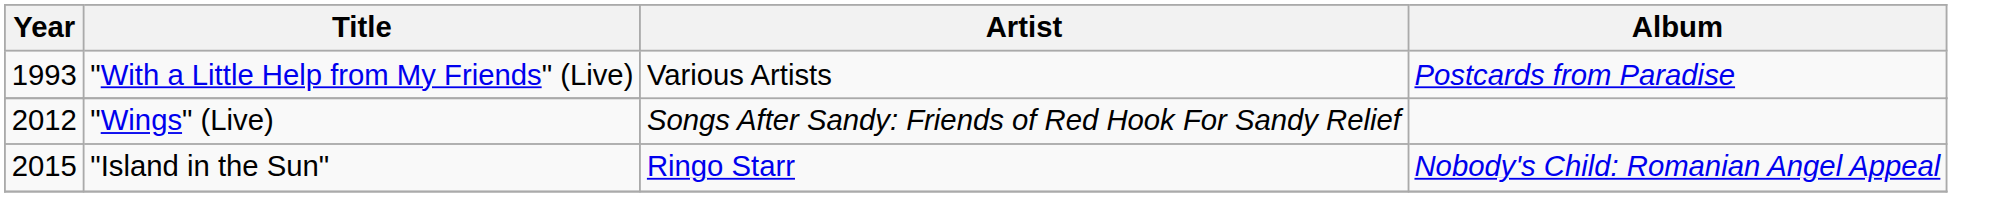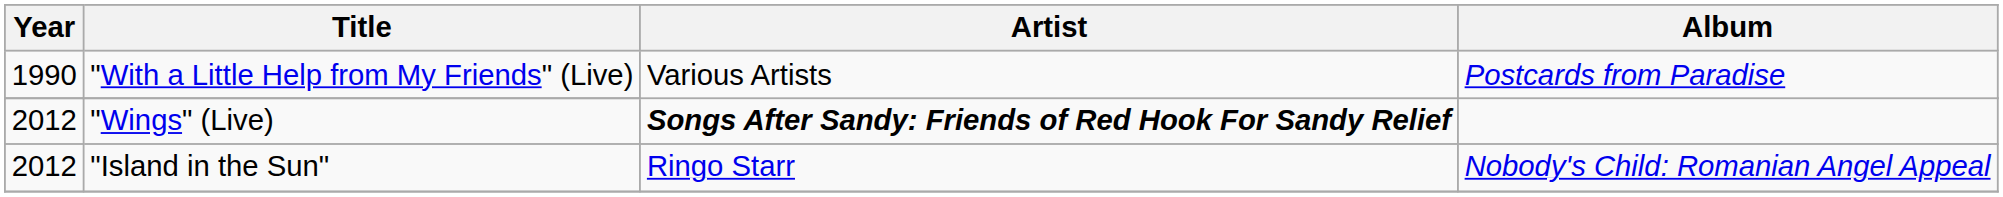(44, 74) 1993 -> (44, 74) 1990
(1024, 120) normal -> (1049, 120) bold
(44, 167) 2015 -> (44, 167) 2012
